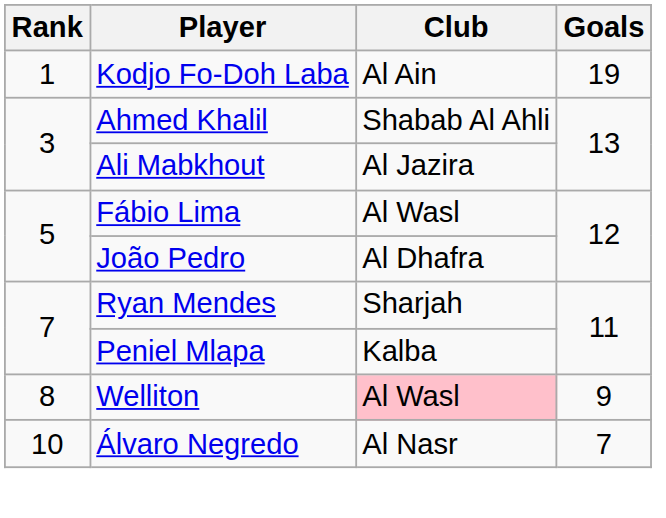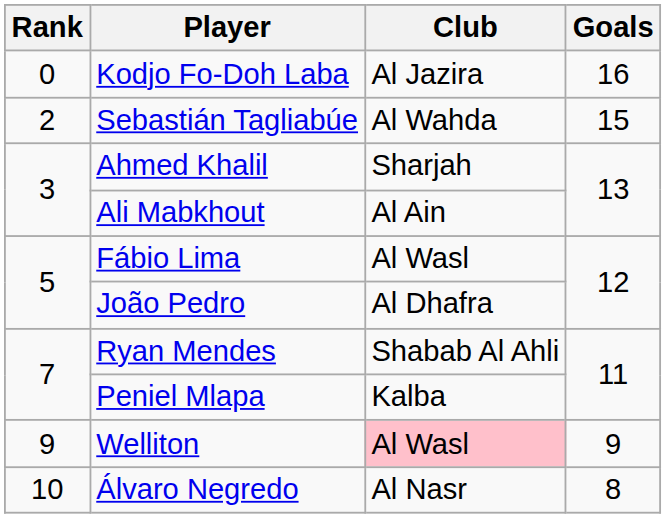(47, 73) 1 -> (47, 73) 0
(399, 73) Al Ain -> (427, 73) Al Jazira
(604, 73) 19 -> (613, 73) 16
+ row: (227, 119)
(456, 119) Shabab Al Ahli -> (422, 166) Sharjah
(418, 166) Al Jazira -> (409, 212) Al Ain
(412, 304) Sharjah -> (465, 350) Shabab Al Ahli
(47, 397) 8 -> (47, 443) 9
(604, 443) 7 -> (613, 489) 8
